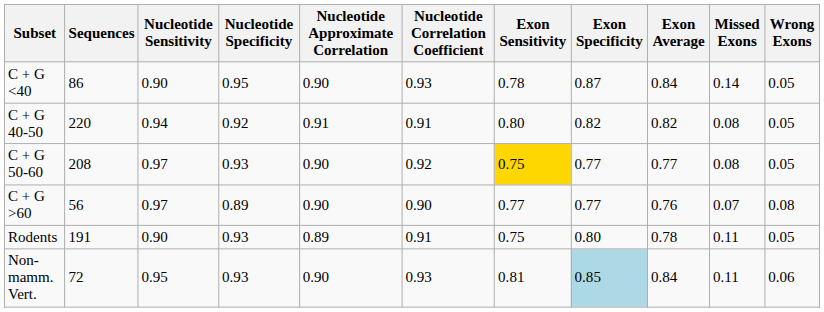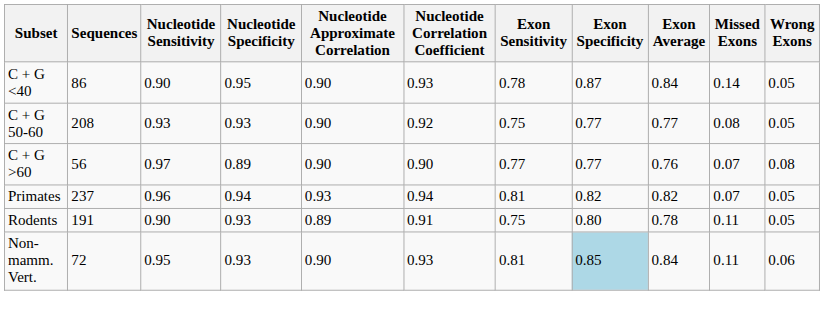- row: (26, 123)
(155, 164) 0.97 -> (157, 123) 0.93
(511, 164) gold background -> (512, 123) no background
+ row: (34, 196)
